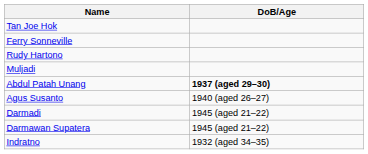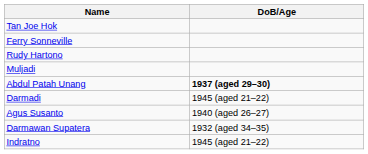rows swapped: (35, 98) <-> (24, 113)
(231, 127) 1945 (aged 21–22) -> (231, 127) 1932 (aged 34–35)
(231, 142) 1932 (aged 34–35) -> (231, 142) 1945 (aged 21–22)
